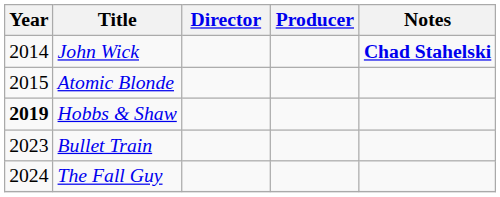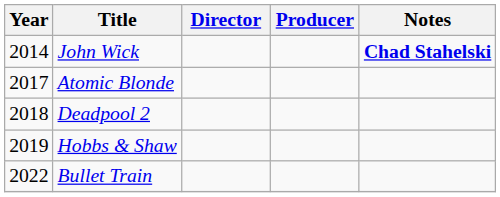(29, 82) 2015 -> (29, 82) 2017
+ row: (104, 113)
(29, 113) bold -> (29, 144) normal
(29, 144) 2023 -> (29, 176) 2022
- row: (110, 176)
